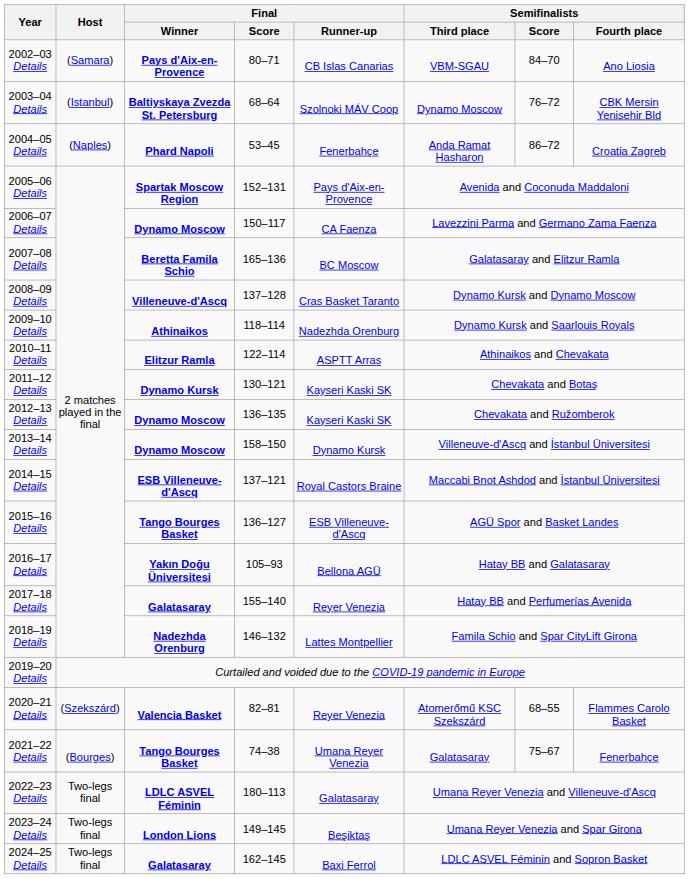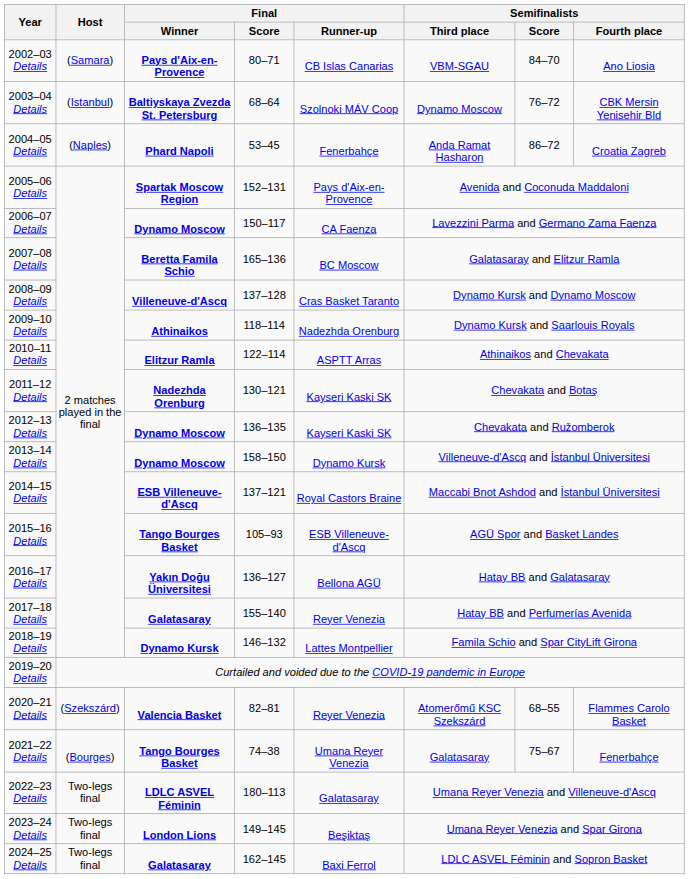(180, 391) Dynamo Kursk -> (180, 397) Nadezhda Orenburg
(264, 523) 136–127 -> (264, 535) 105–93
(264, 565) 105–93 -> (264, 577) 136–127
(180, 643) Nadezhda Orenburg -> (180, 649) Dynamo Kursk
